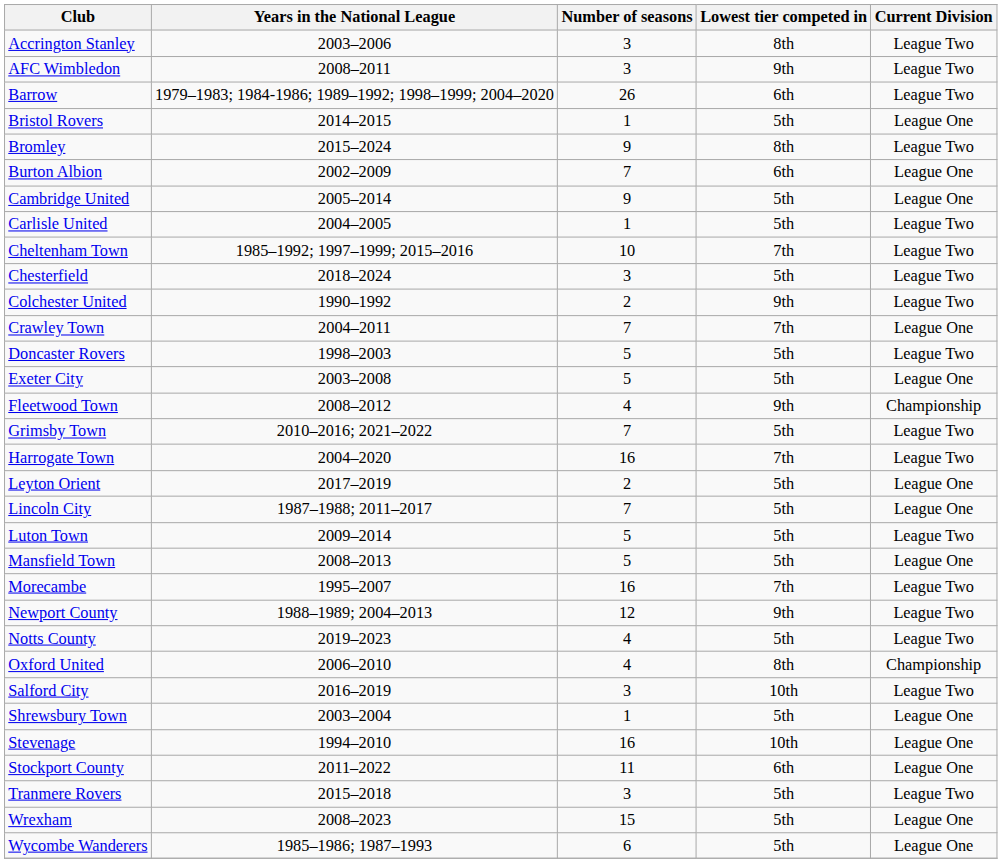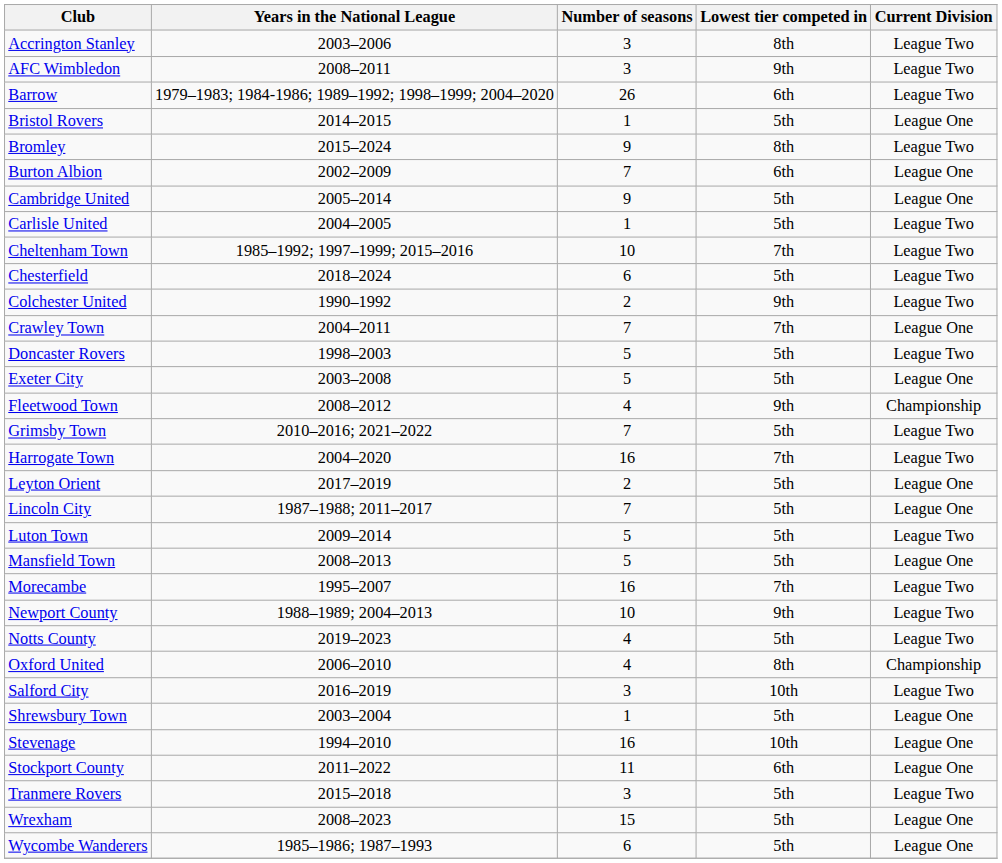(627, 276) 3 -> (627, 276) 6
(627, 612) 12 -> (627, 612) 10
